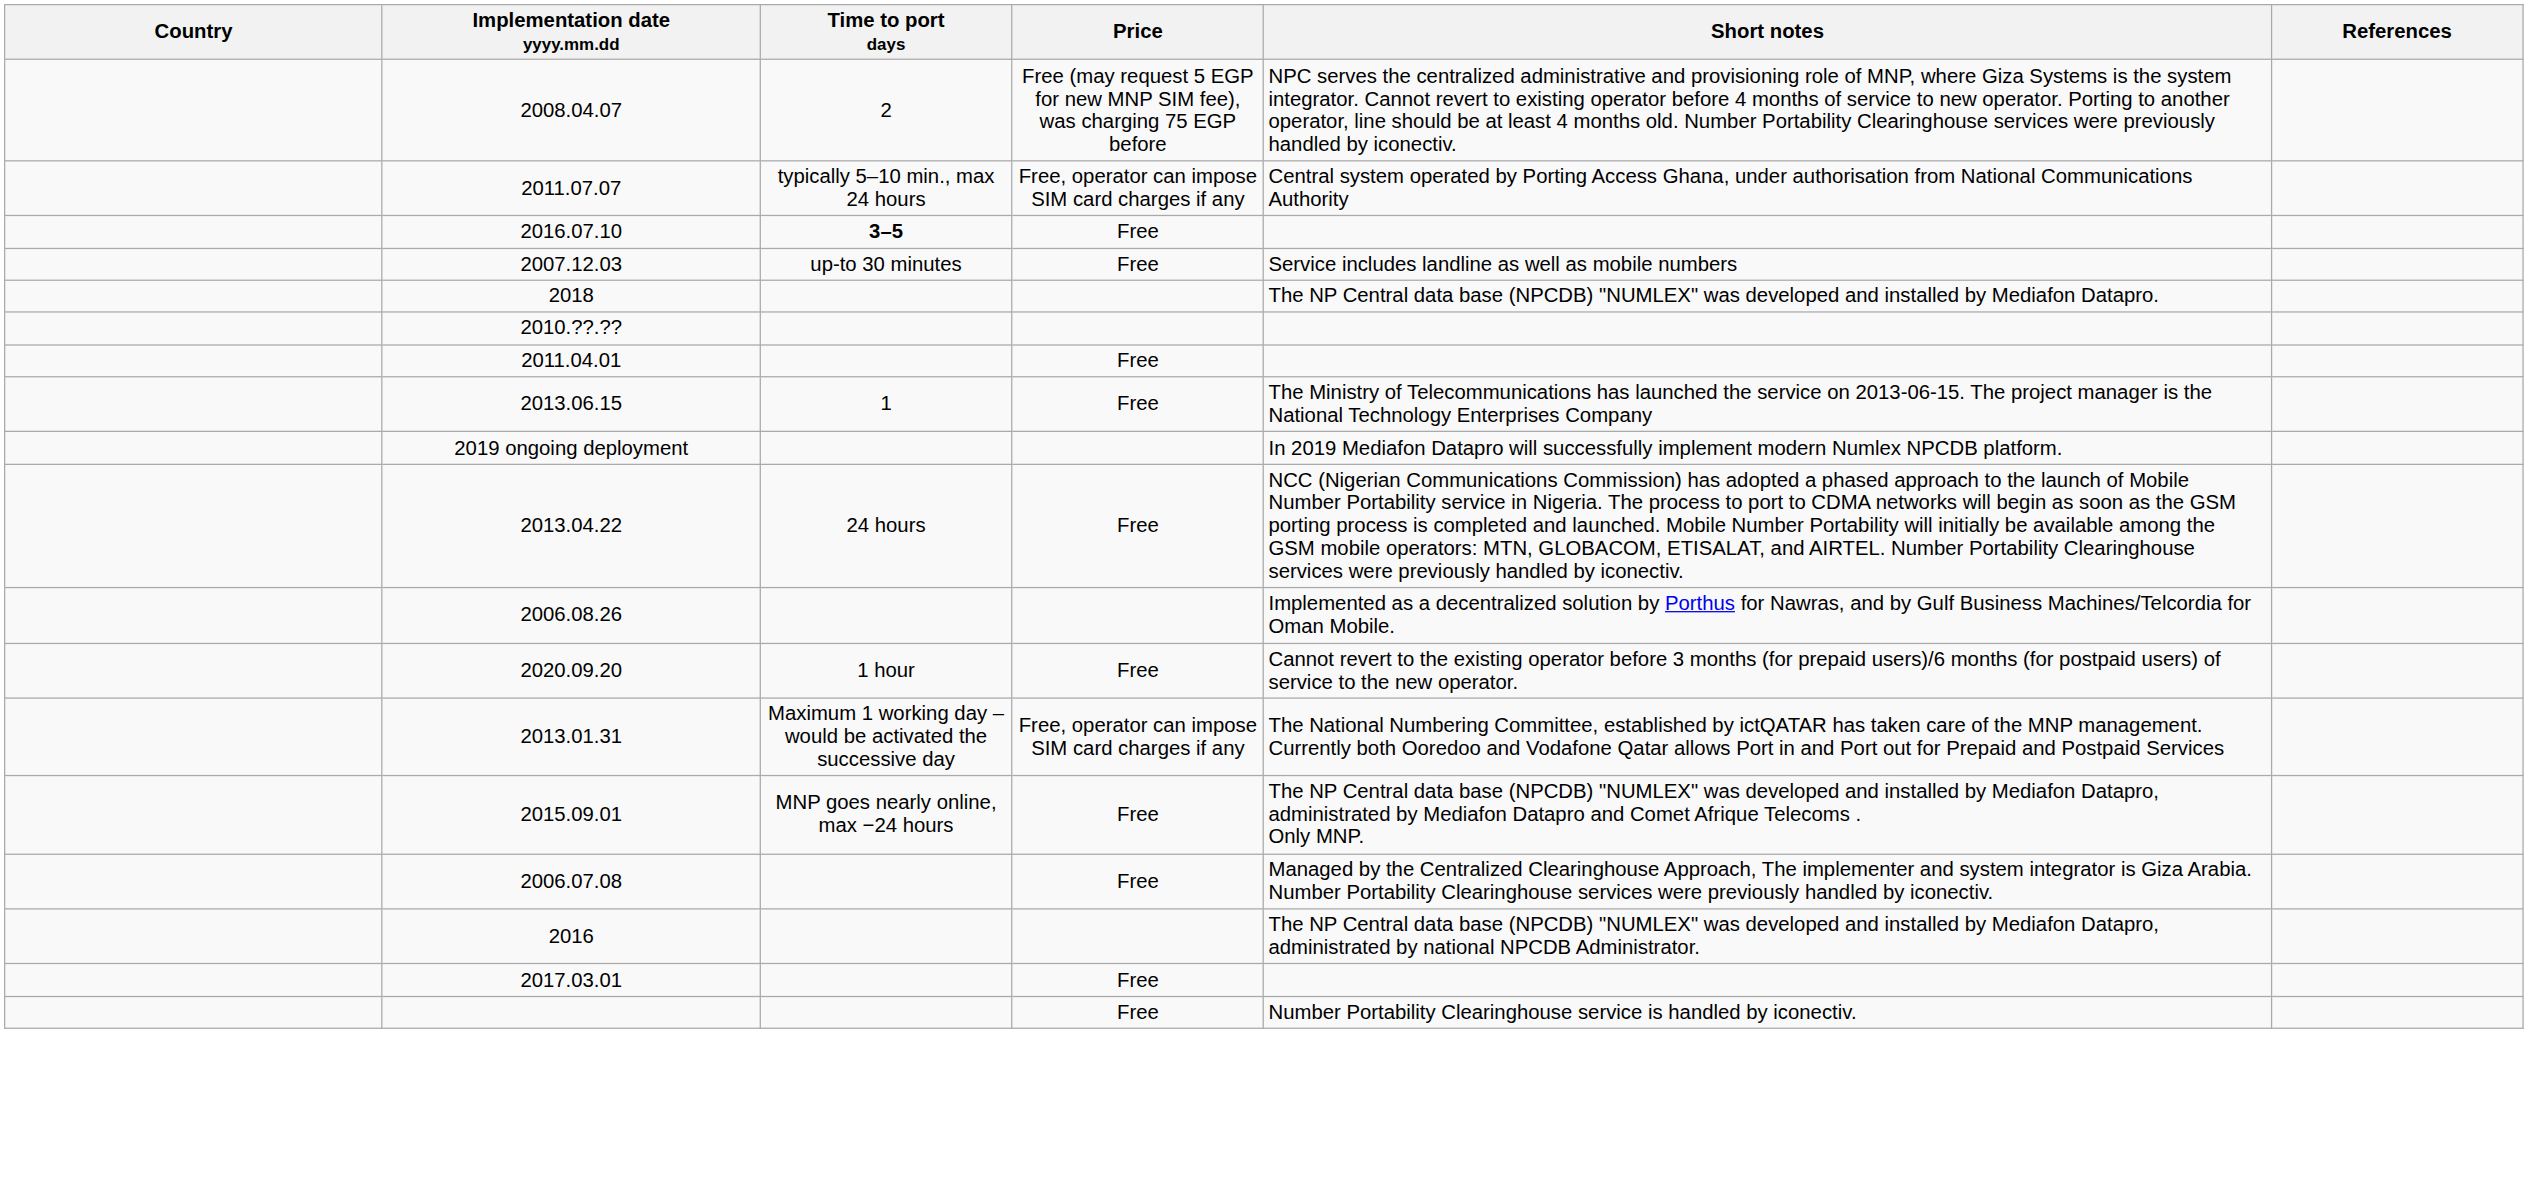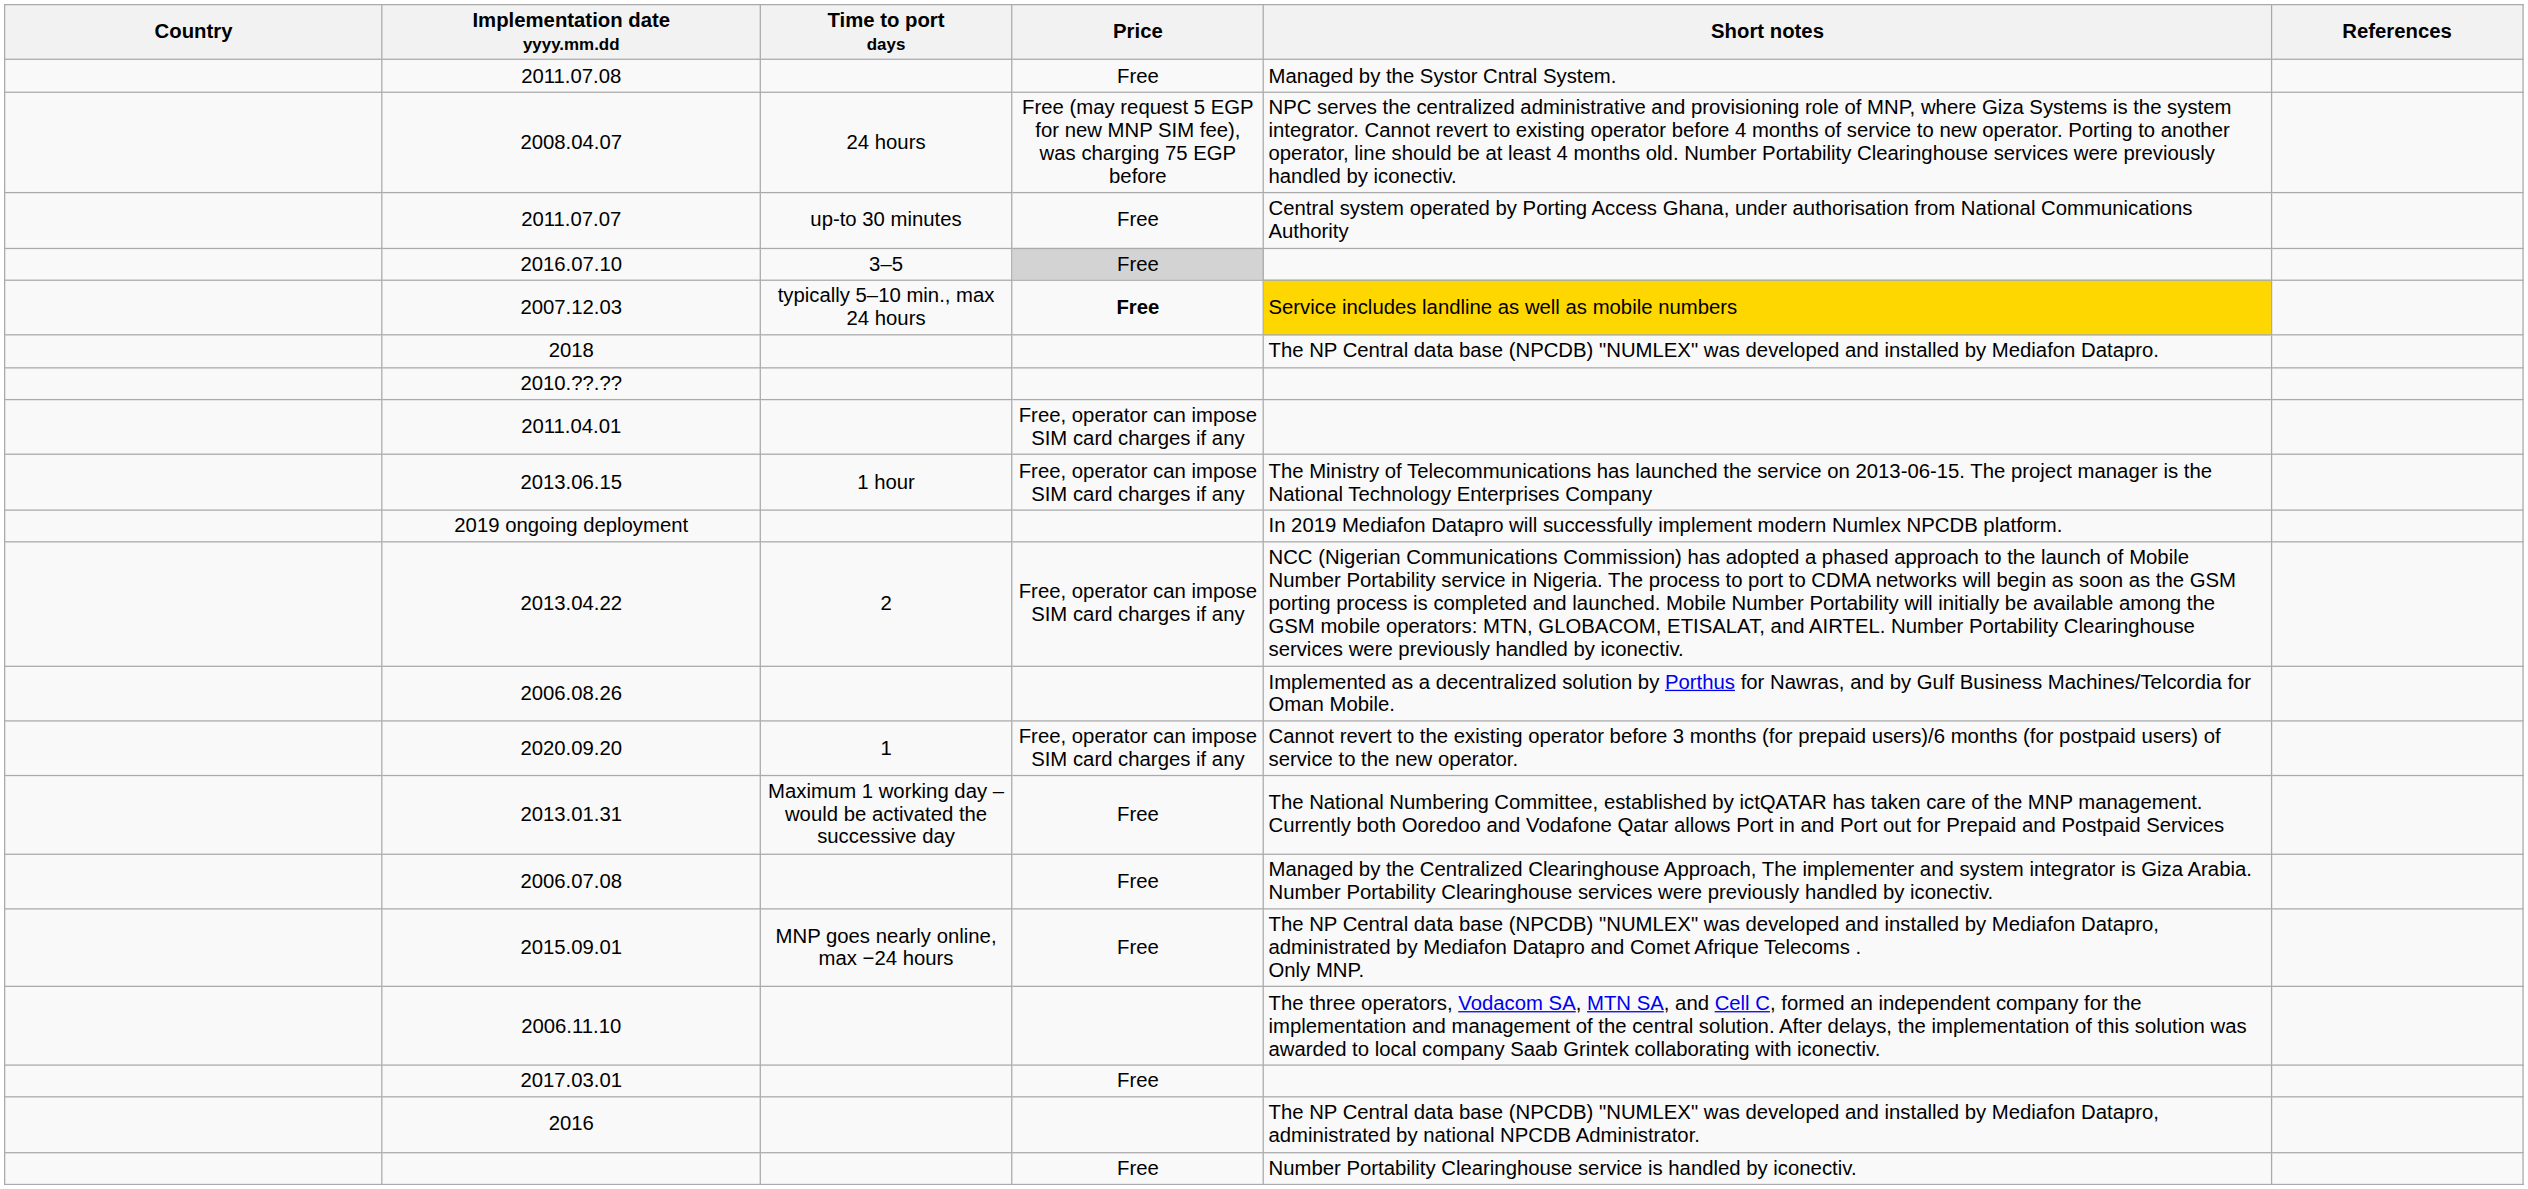+ row: (571, 75)
(886, 109) 2 -> (886, 142) 24 hours
(886, 187) typically 5–10 min., max 24 hours -> (886, 220) up-to 30 minutes
(1138, 187) Free, operator can impose SIM card charges if any -> (1138, 220) Free
(886, 231) bold -> (886, 263) normal
(1138, 231) no background -> (1138, 263) lightgrey background
(886, 263) up-to 30 minutes -> (886, 307) typically 5–10 min., max 24 hours
(1138, 263) normal -> (1138, 307) bold
(1503, 263) no background -> (1503, 307) gold background
(1138, 360) Free -> (1138, 427) Free, operator can impose SIM card charges if any
(886, 404) 1 -> (886, 482) 1 hour
(1138, 404) Free -> (1138, 482) Free, operator can impose SIM card charges if any
(886, 525) 24 hours -> (886, 603) 2
(1138, 525) Free -> (1138, 603) Free, operator can impose SIM card charges if any
(886, 670) 1 hour -> (886, 748) 1
(1138, 670) Free -> (1138, 748) Free, operator can impose SIM card charges if any
(1138, 736) Free, operator can impose SIM card charges if any -> (1138, 814) Free
rows swapped: (571, 881) <-> (571, 814)
+ row: (571, 1025)
rows swapped: (571, 979) <-> (571, 936)
